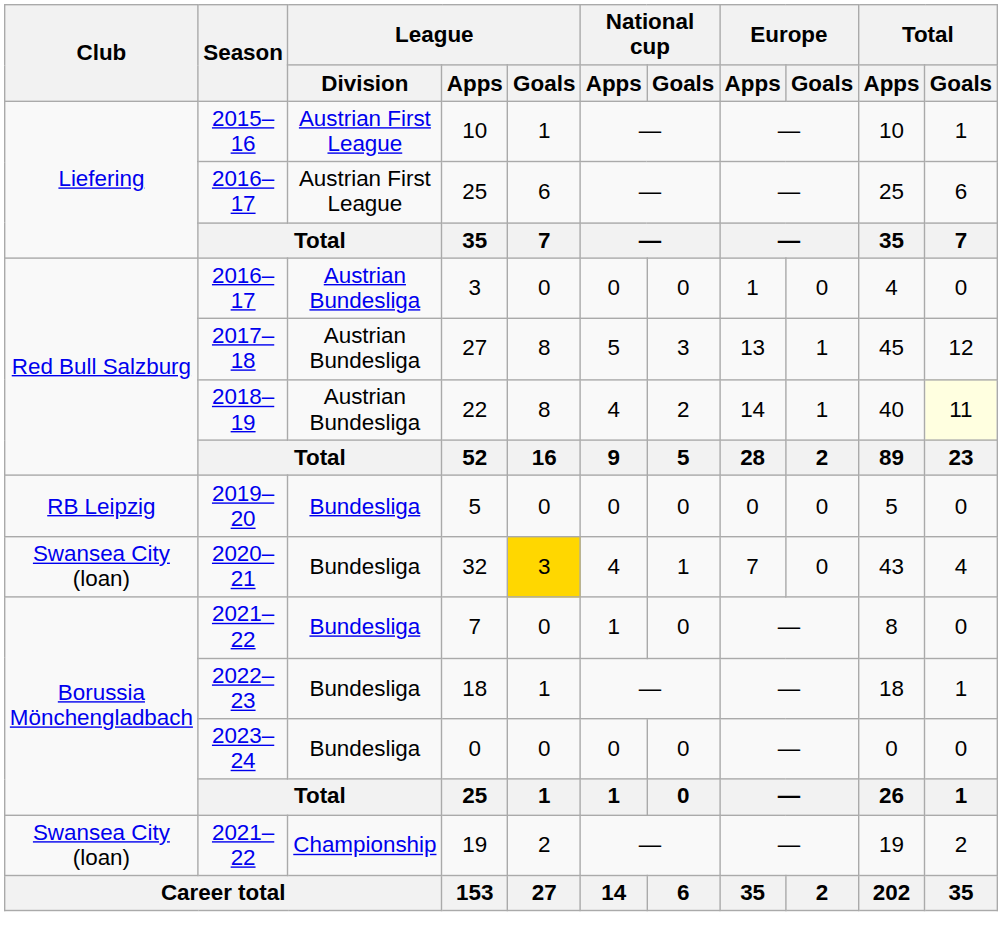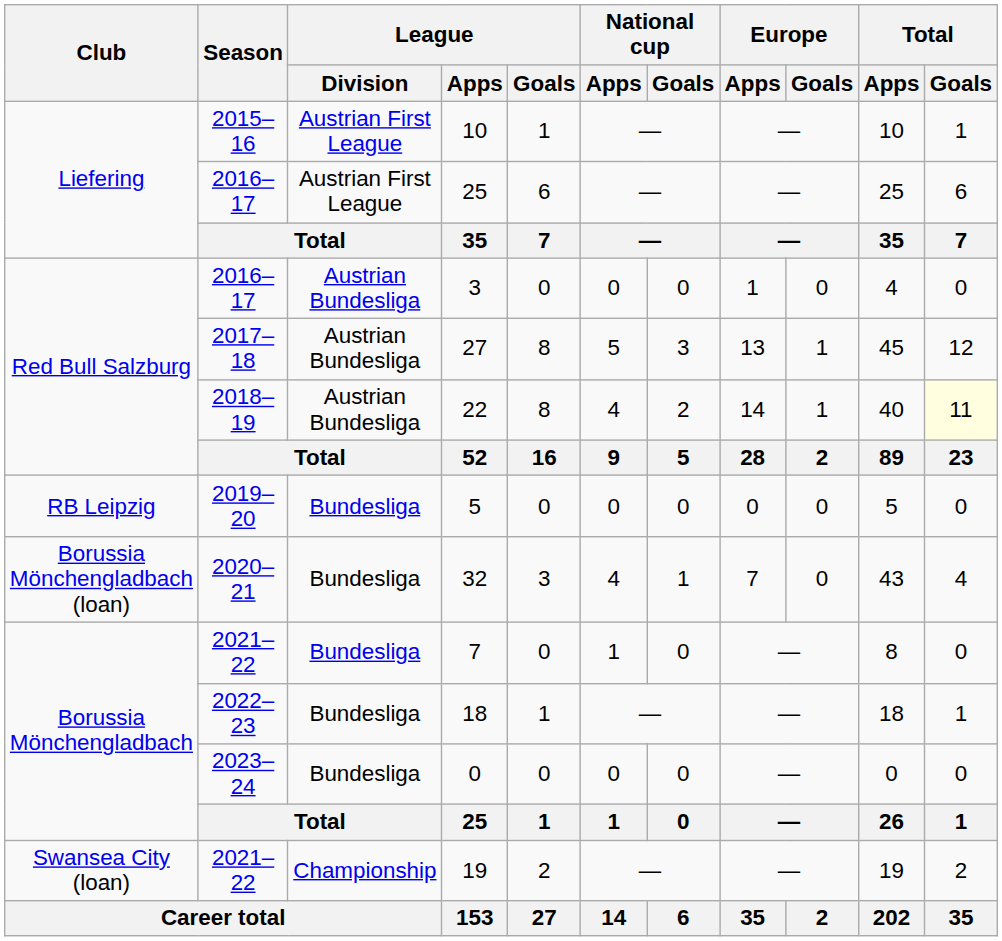(101, 566) Swansea City (loan) -> (101, 579) Borussia Mönchengladbach (loan)
(544, 566) gold background -> (544, 579) no background
